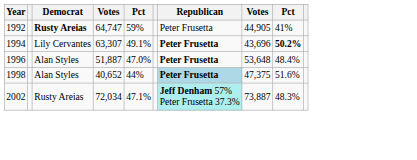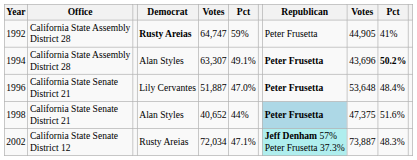+ column: (80, 12)
(63, 43) Lily Cervantes -> (161, 60) Alan Styles
(57, 59) Alan Styles -> (168, 88) Lily Cervantes
